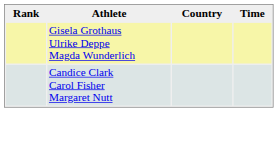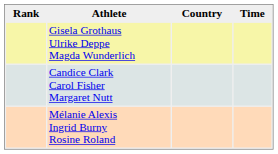+ row: (83, 127)
